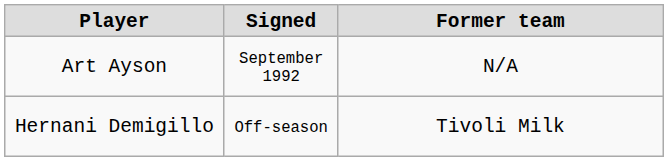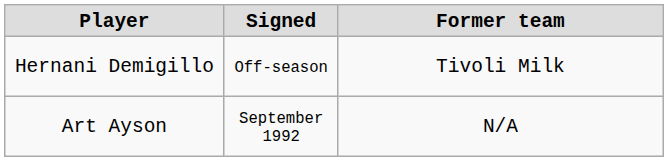rows swapped: (114, 127) <-> (114, 67)
